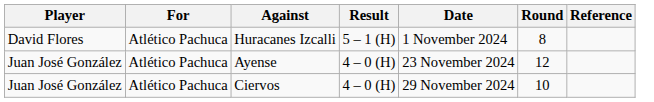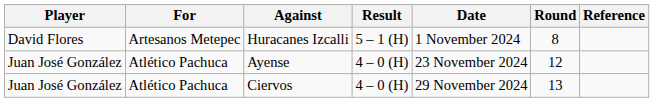(178, 39) Atlético Pachuca -> (185, 39) Artesanos Metepec
(542, 85) 10 -> (555, 85) 13
